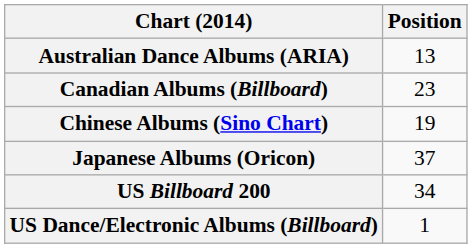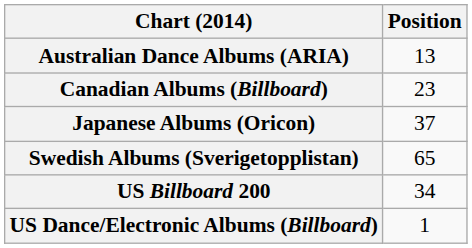- row: (194, 123)
+ row: (194, 157)
